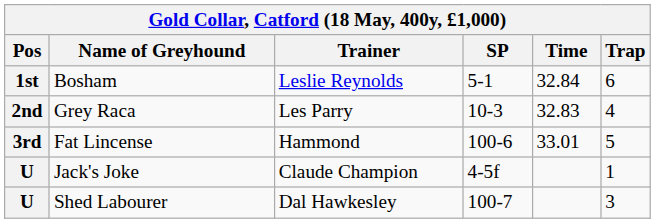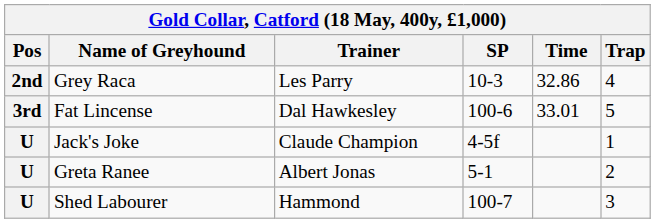- row: (85, 80)
(558, 111) 32.83 -> (558, 80) 32.86
(319, 141) Hammond -> (338, 111) Dal Hawkesley
+ row: (102, 171)
(338, 202) Dal Hawkesley -> (319, 202) Hammond
